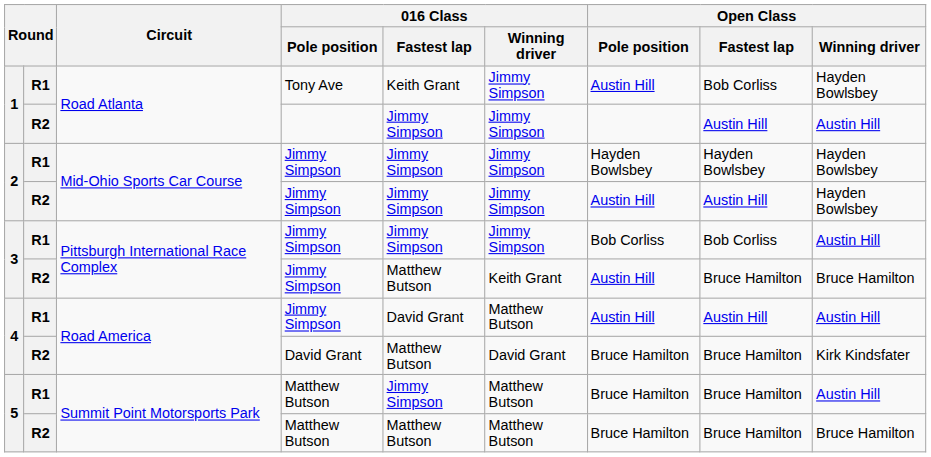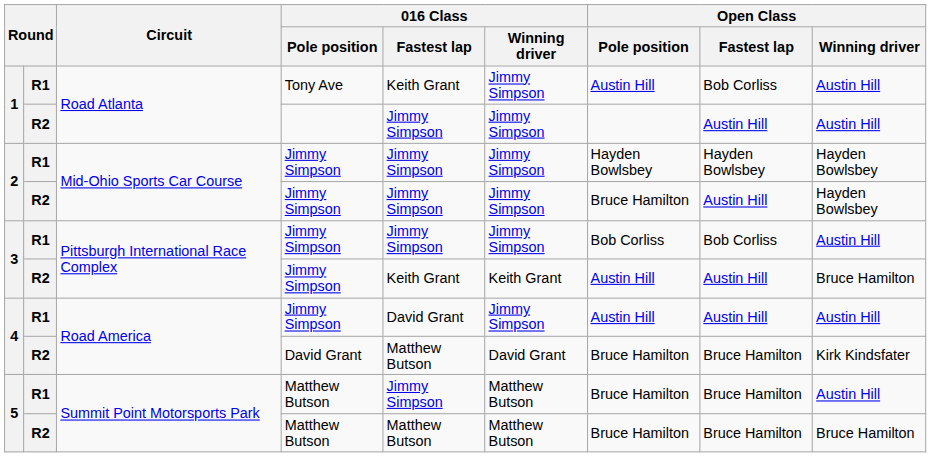(847, 85) Hayden Bowlsbey -> (848, 85) Austin Hill
(623, 201) Austin Hill -> (640, 201) Bruce Hamilton
(414, 278) Matthew Butson -> (423, 278) Keith Grant
(753, 278) Bruce Hamilton -> (735, 278) Austin Hill
(516, 317) Matthew Butson -> (517, 317) Jimmy Simpson
